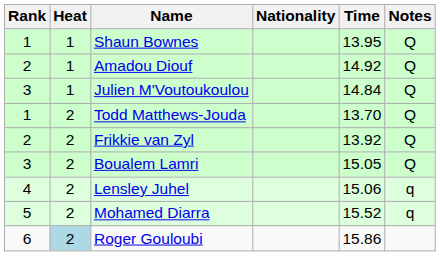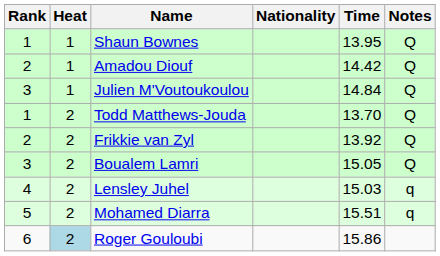(362, 66) 14.92 -> (362, 66) 14.42
(362, 189) 15.06 -> (362, 189) 15.03
(362, 213) 15.52 -> (362, 213) 15.51
